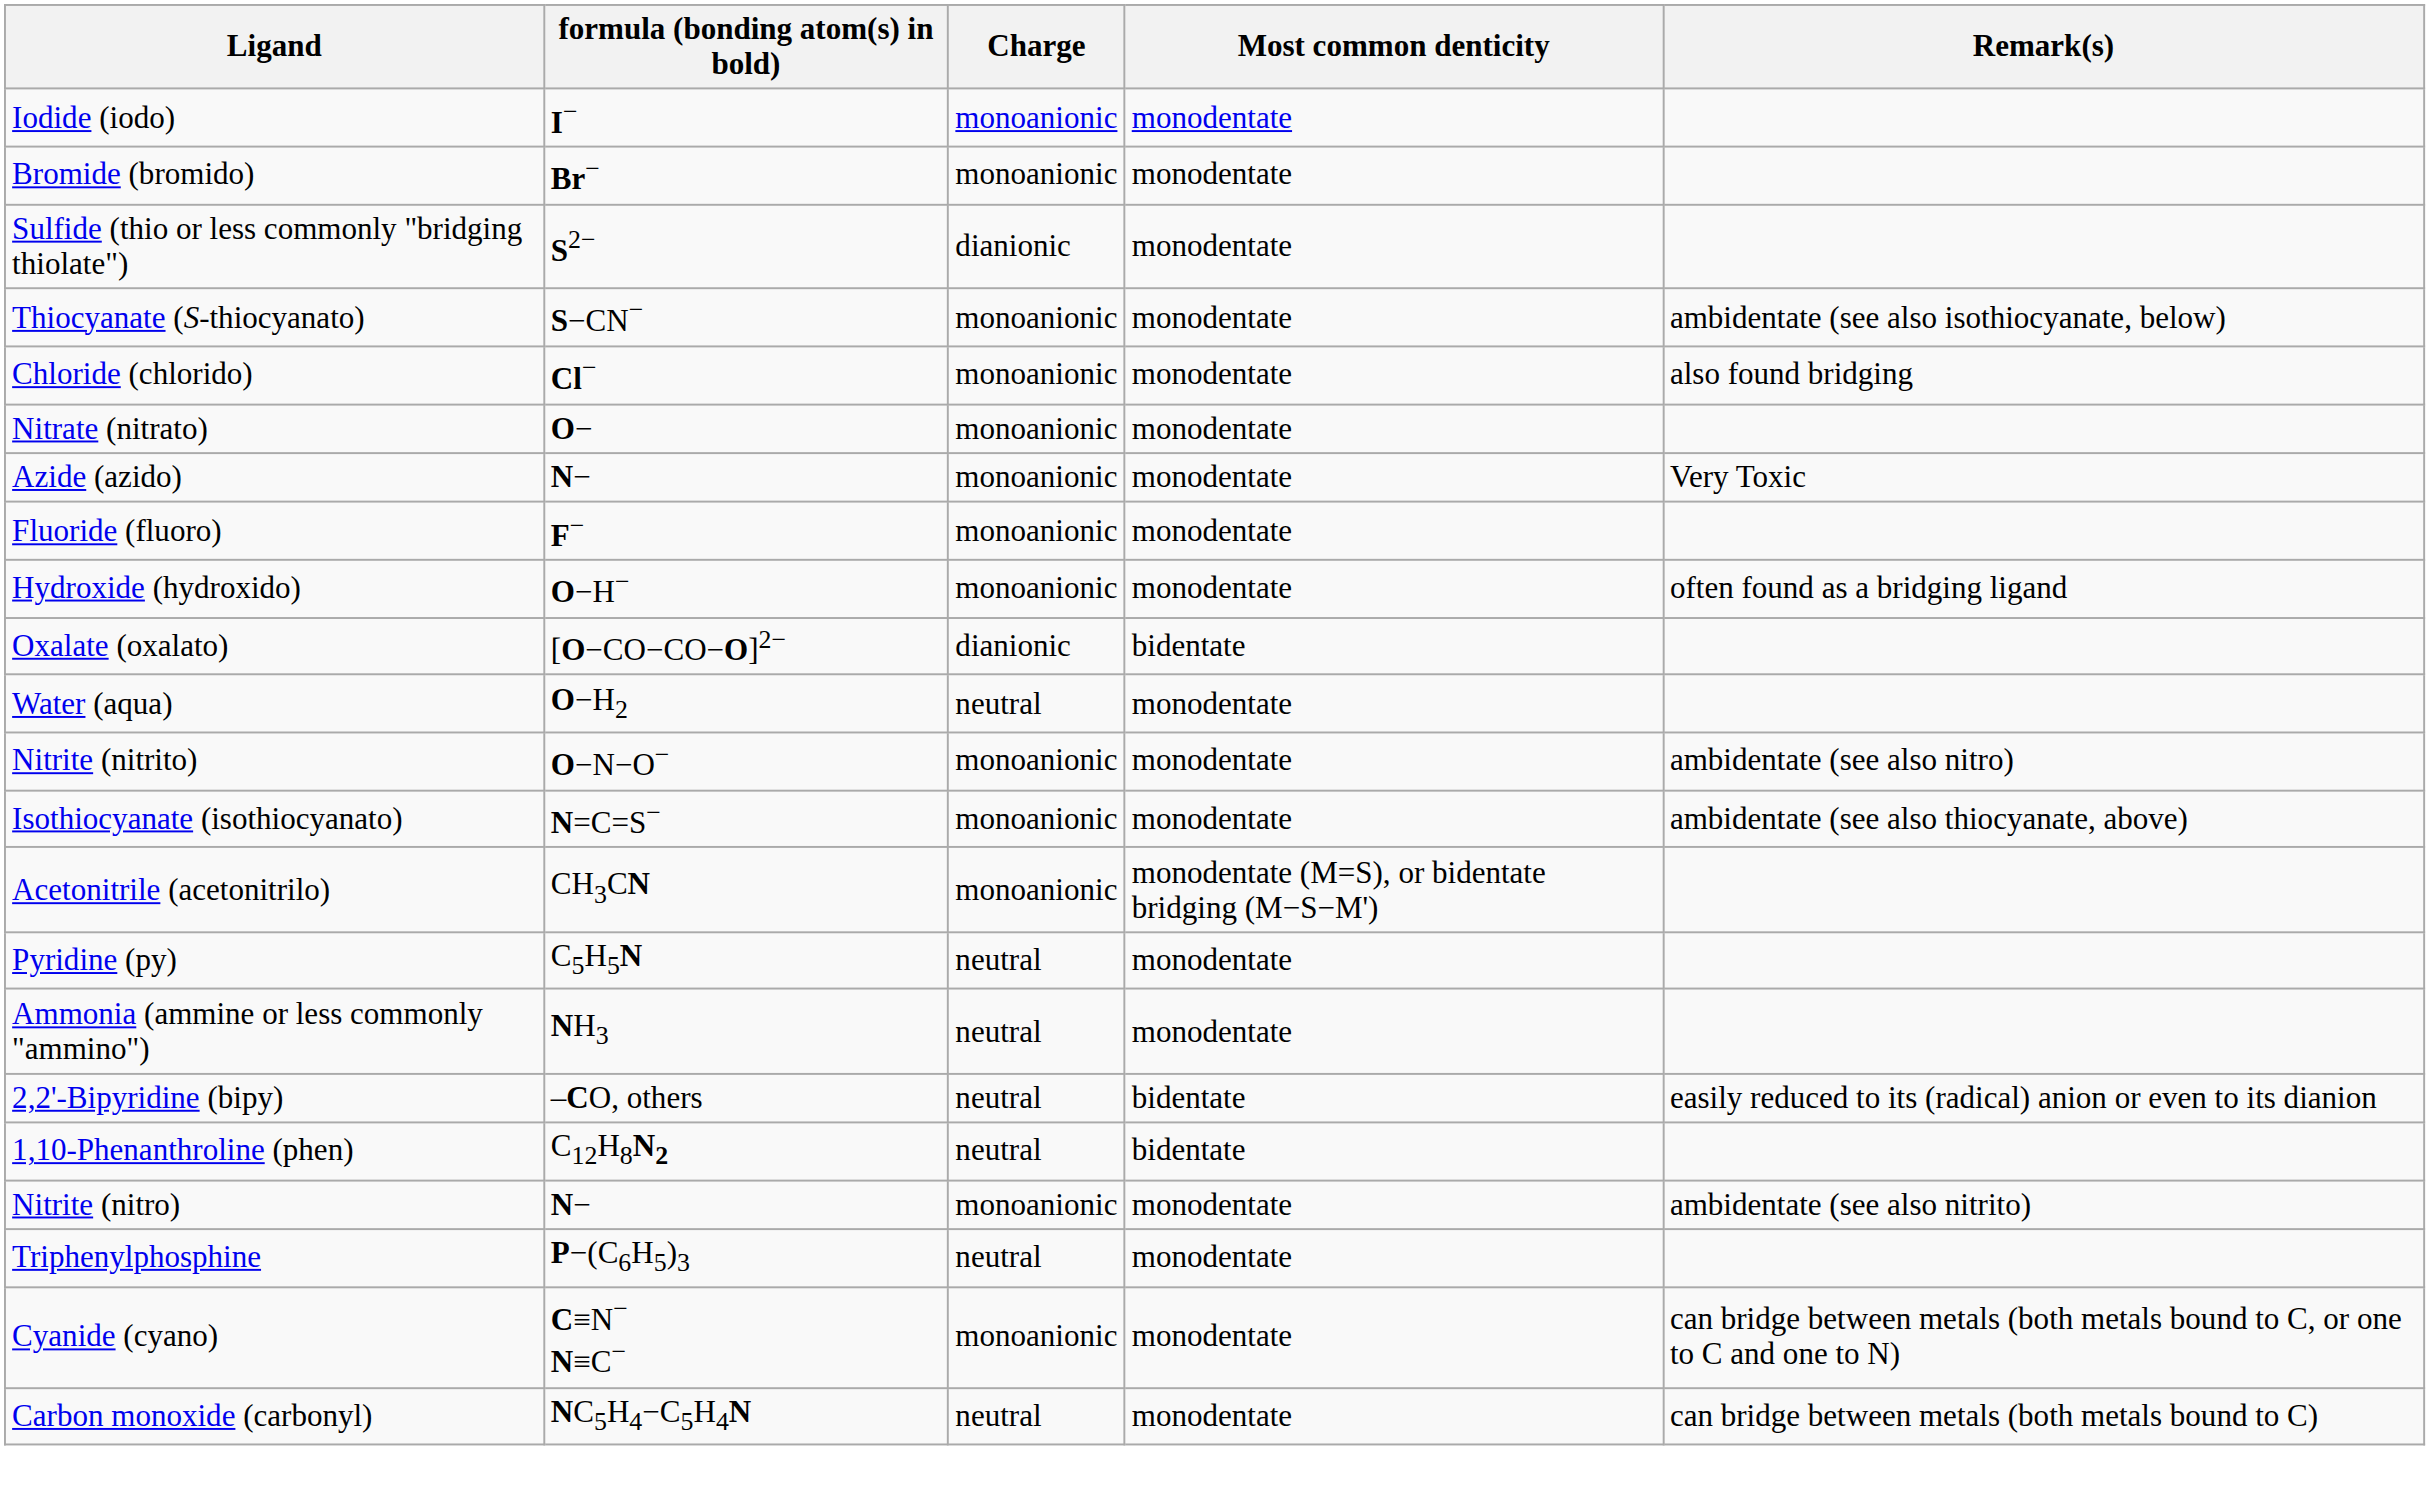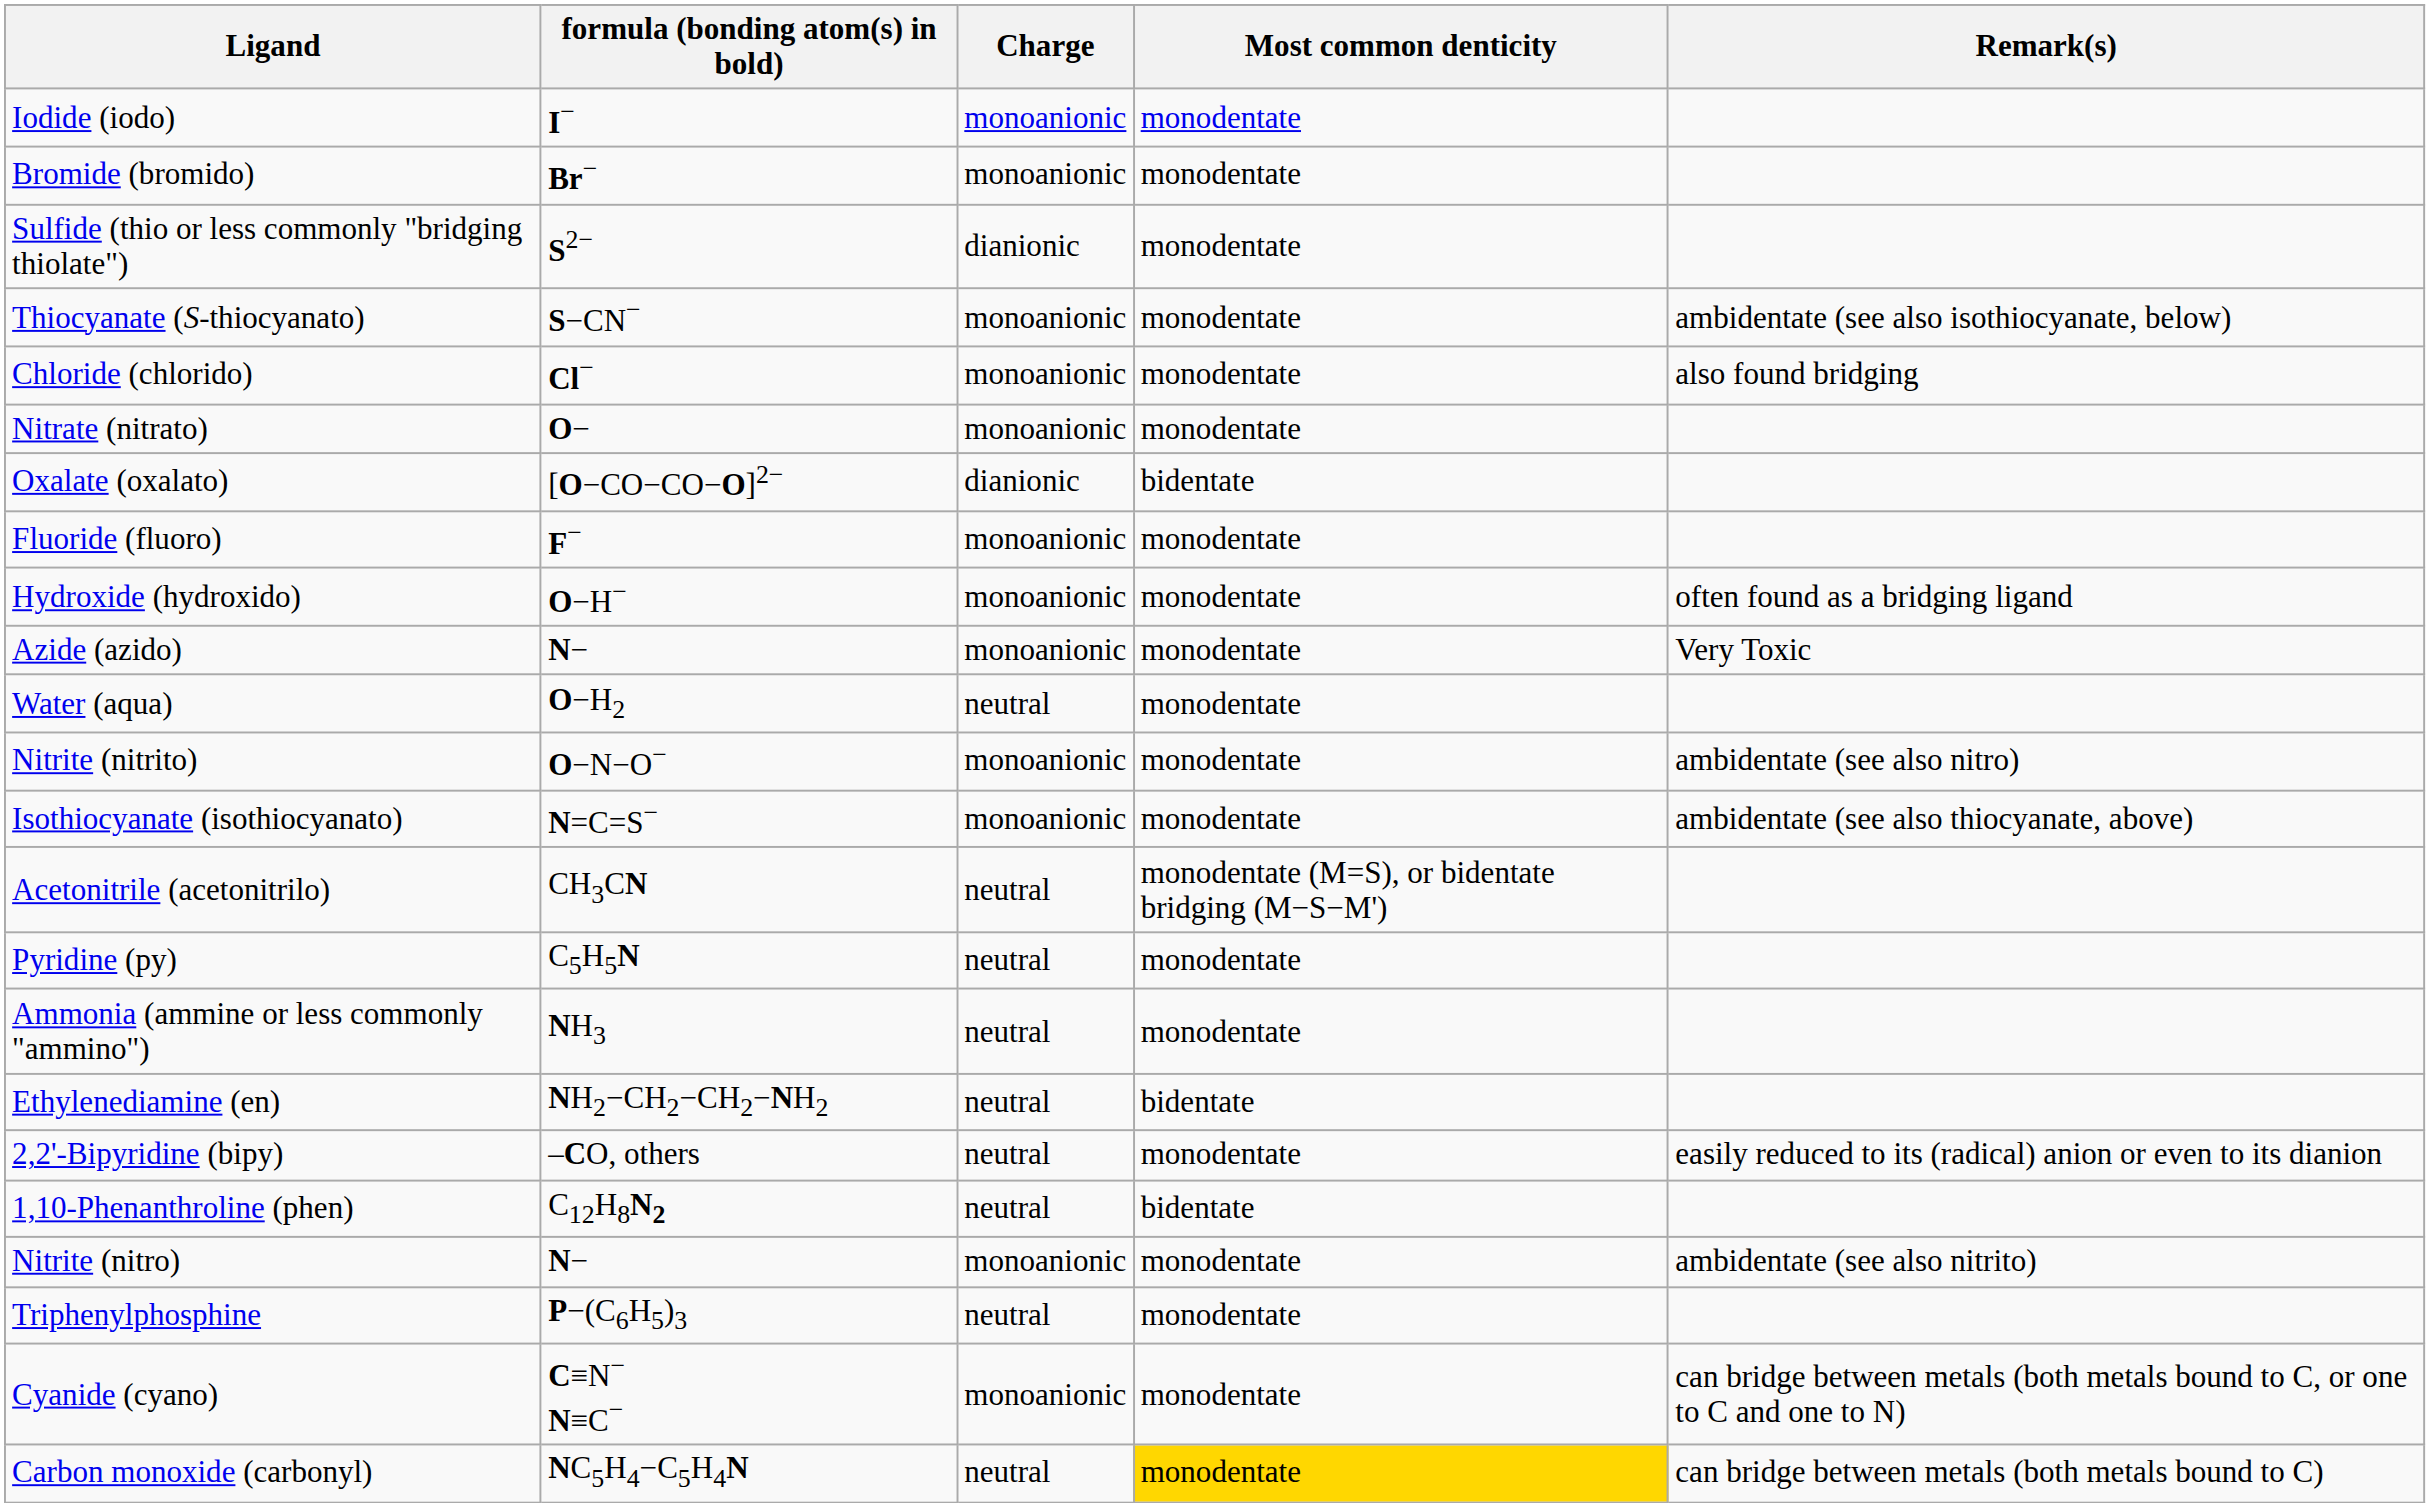rows swapped: (97, 477) <-> (120, 645)
(1036, 889) monoanionic -> (1007, 889) neutral
+ row: (146, 1101)
(1189, 1097) bidentate -> (1221, 1154) monodentate
(1212, 1415) no background -> (1221, 1472) gold background
